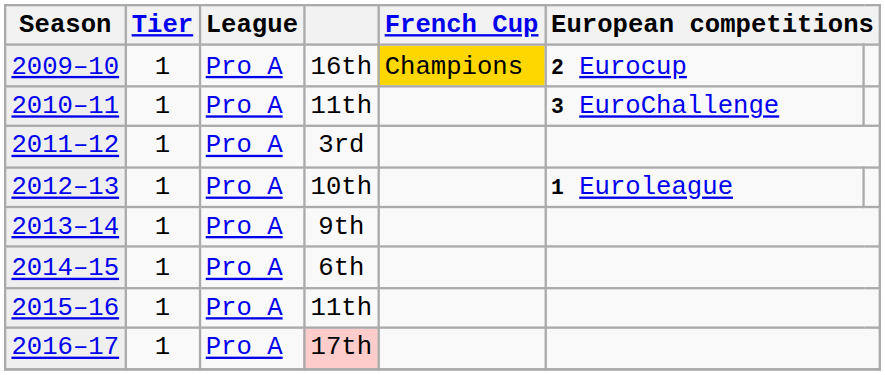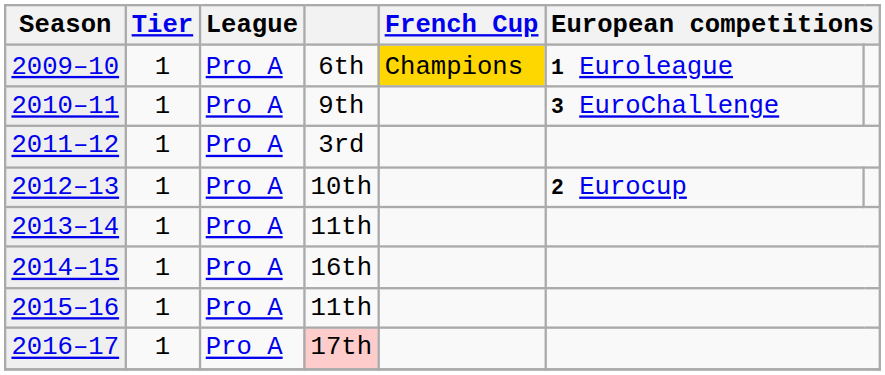(341, 66) 16th -> (341, 66) 6th
(619, 66) 2 Eurocup -> (642, 66) 1 Euroleague
(341, 106) 11th -> (341, 106) 9th
(642, 187) 1 Euroleague -> (619, 187) 2 Eurocup
(341, 227) 9th -> (341, 227) 11th
(341, 268) 6th -> (341, 268) 16th
